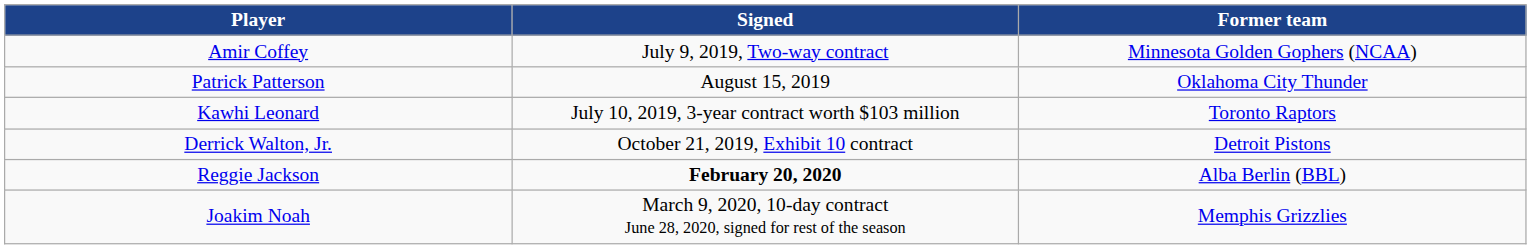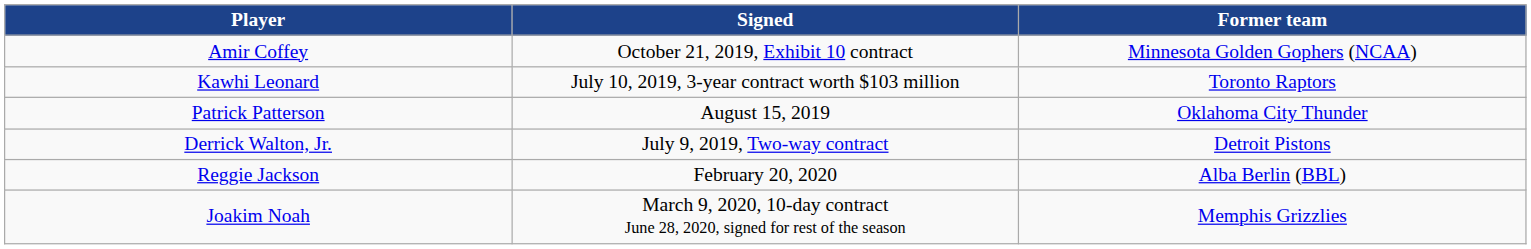(765, 50) July 9, 2019, Two-way contract -> (765, 50) October 21, 2019, Exhibit 10 contract
rows swapped: (258, 112) <-> (258, 81)
(765, 143) October 21, 2019, Exhibit 10 contract -> (765, 143) July 9, 2019, Two-way contract
(765, 174) bold -> (765, 174) normal
